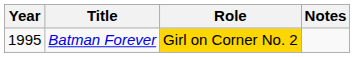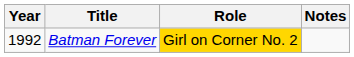(25, 40) 1995 -> (25, 40) 1992
